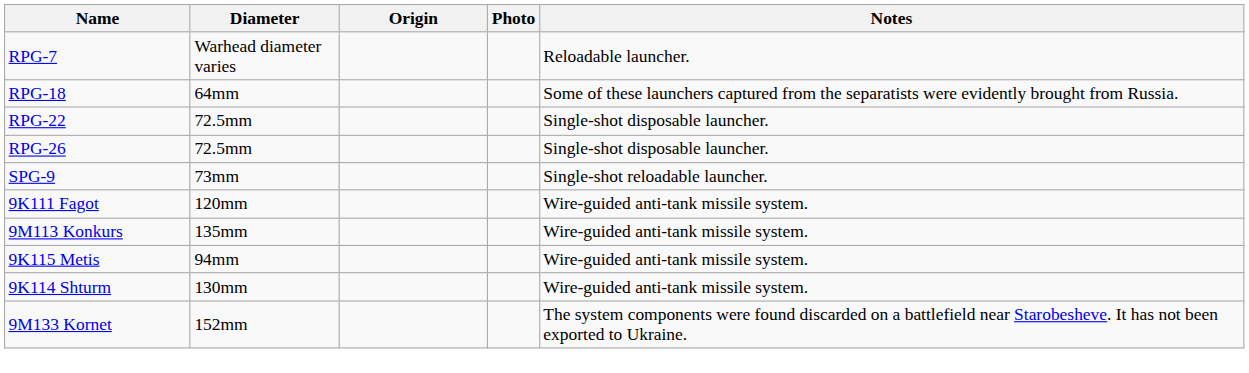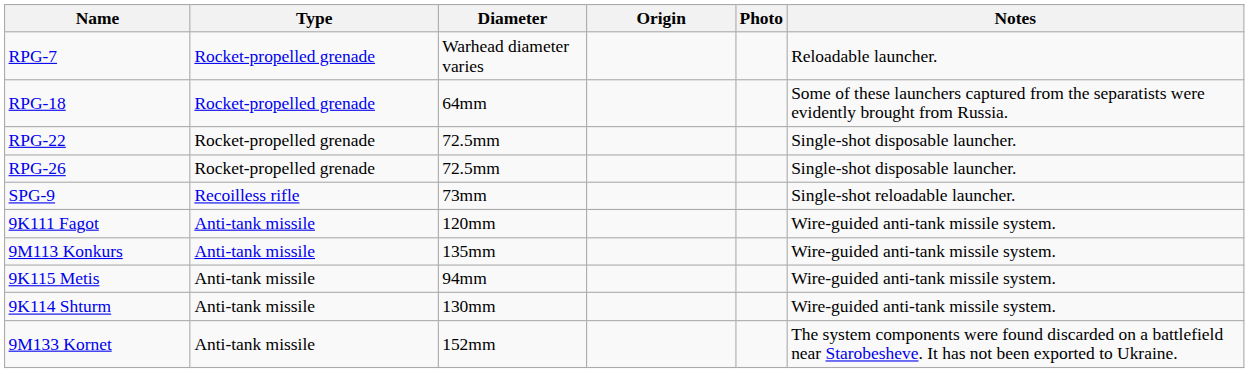+ column: (314, 18)
